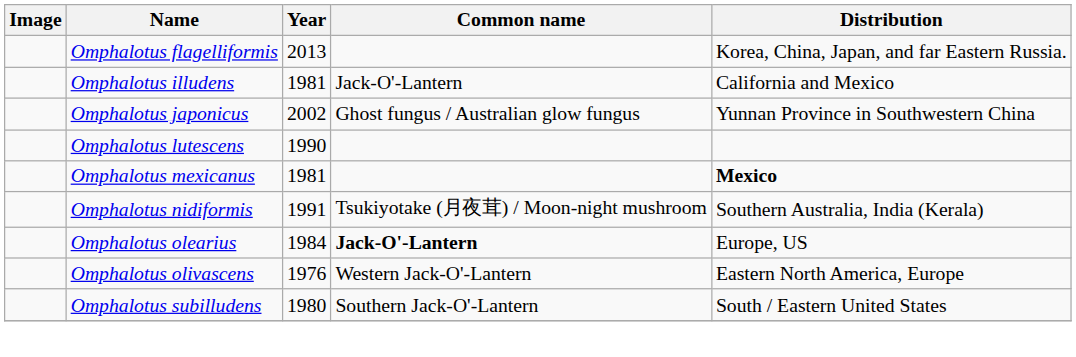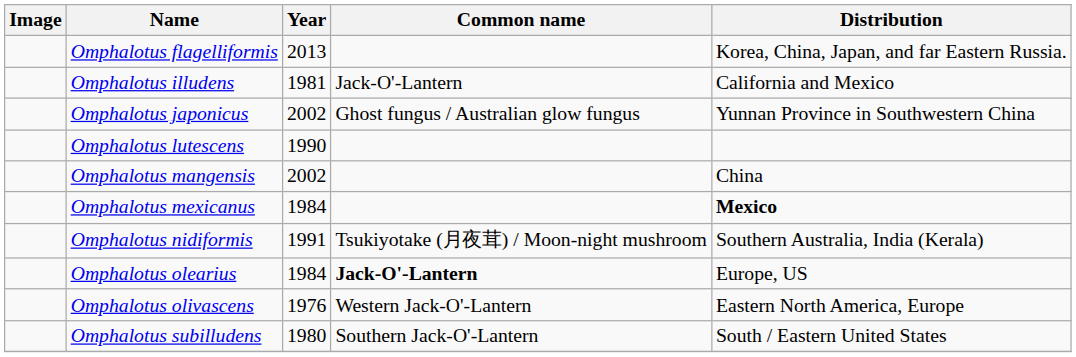+ row: (163, 176)
(307, 176) 1981 -> (307, 207) 1984
